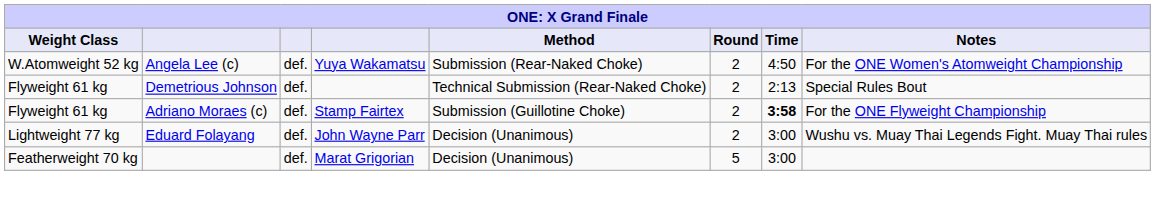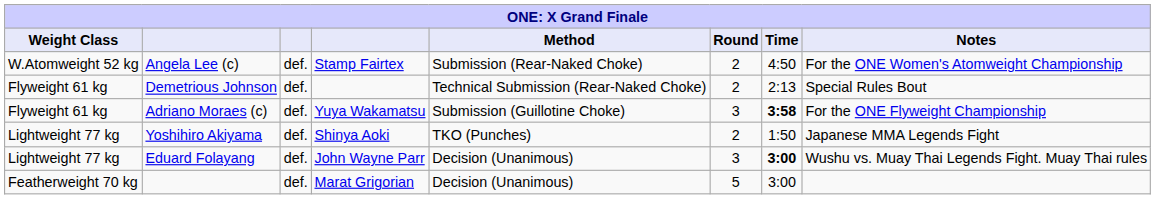(370, 63) Yuya Wakamatsu -> (359, 63) Stamp Fairtex
(359, 111) Stamp Fairtex -> (370, 111) Yuya Wakamatsu
(736, 111) 2 -> (736, 111) 3
+ row: (204, 134)
(736, 134) 2 -> (736, 158) 3
(782, 134) normal -> (782, 158) bold
